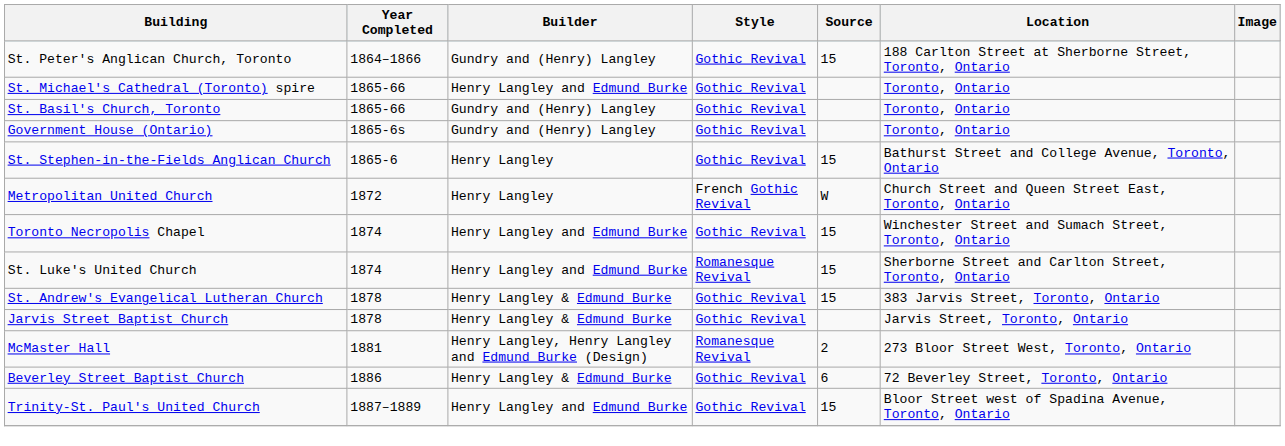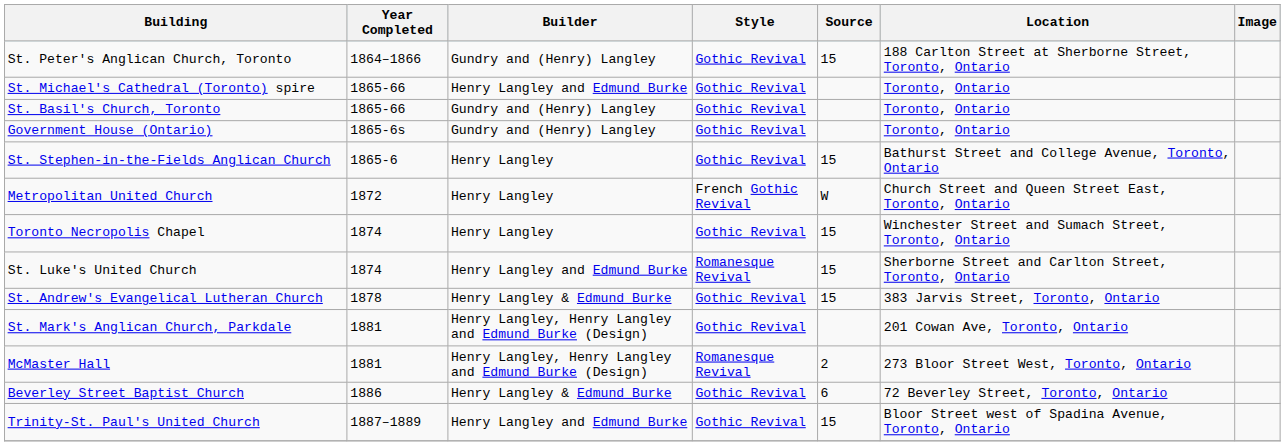(569, 233) Henry Langley and Edmund Burke -> (502, 233) Henry Langley
- row: (118, 320)
+ row: (149, 328)
